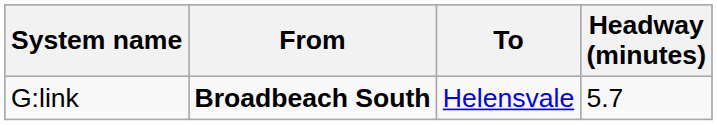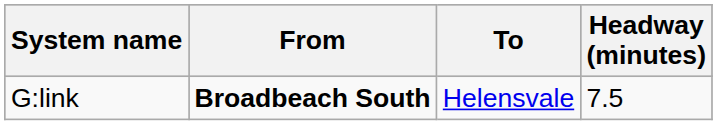(605, 97) 5.7 -> (605, 97) 7.5
